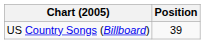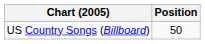(176, 30) 39 -> (176, 30) 50
